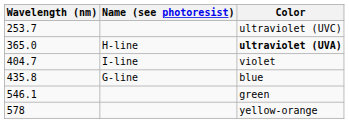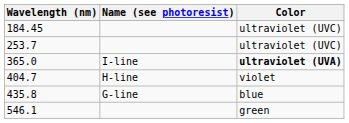+ row: (25, 29)
(120, 45) H-line -> (120, 61) I-line
(120, 61) I-line -> (120, 78) H-line
- row: (16, 110)
